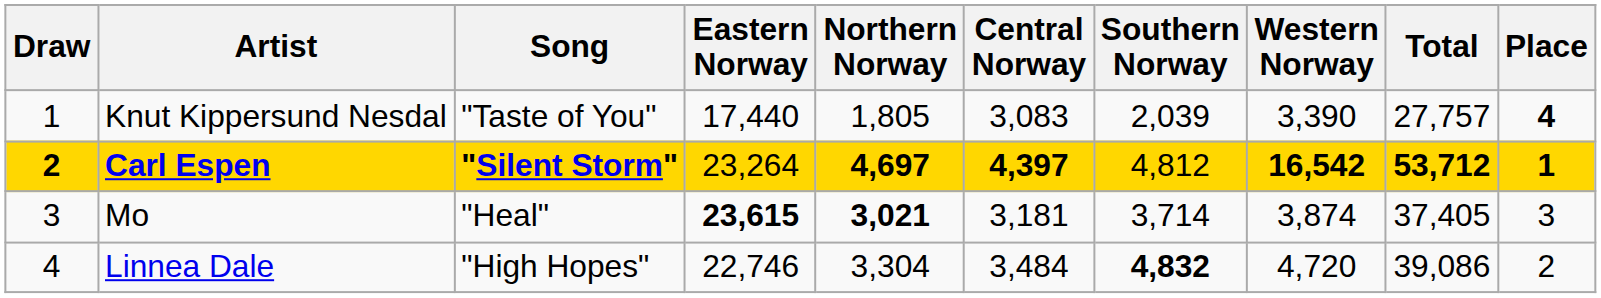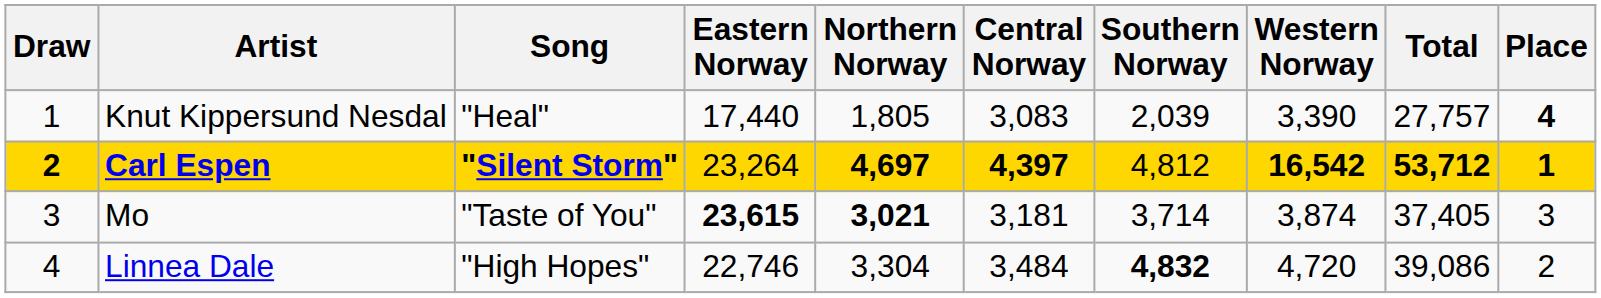(559, 115) "Taste of You" -> (505, 115) "Heal"
(505, 215) "Heal" -> (559, 215) "Taste of You"
